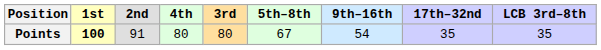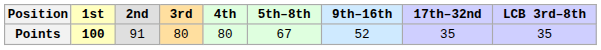columns swapped: (225, 15) <-> (181, 15)
(362, 34) 54 -> (362, 34) 52
